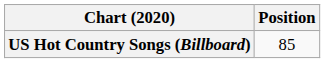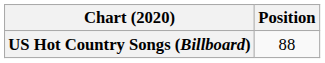(287, 44) 85 -> (287, 44) 88
